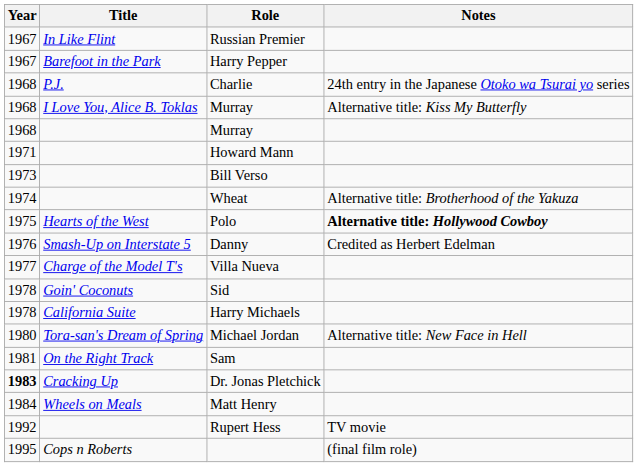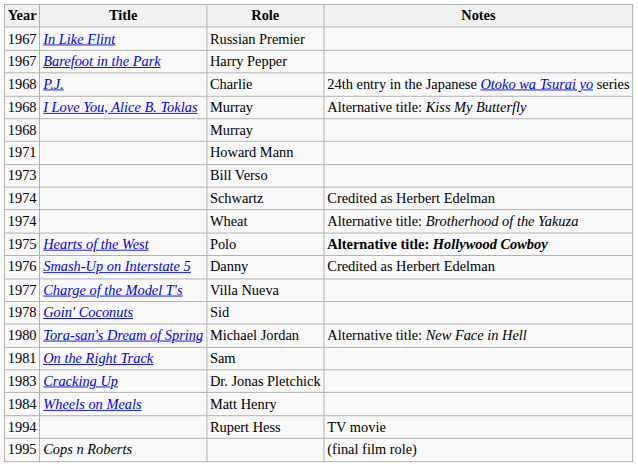+ row: (123, 199)
- row: (89, 312)
(22, 381) bold -> (22, 381) normal
(22, 426) 1992 -> (22, 426) 1994
